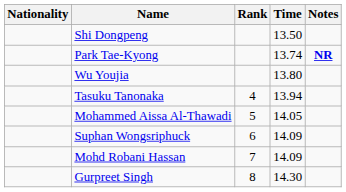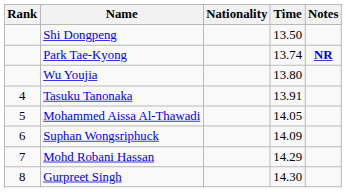columns swapped: (252, 14) <-> (38, 14)
(288, 95) 13.94 -> (288, 95) 13.91
(288, 156) 14.09 -> (288, 156) 14.29
